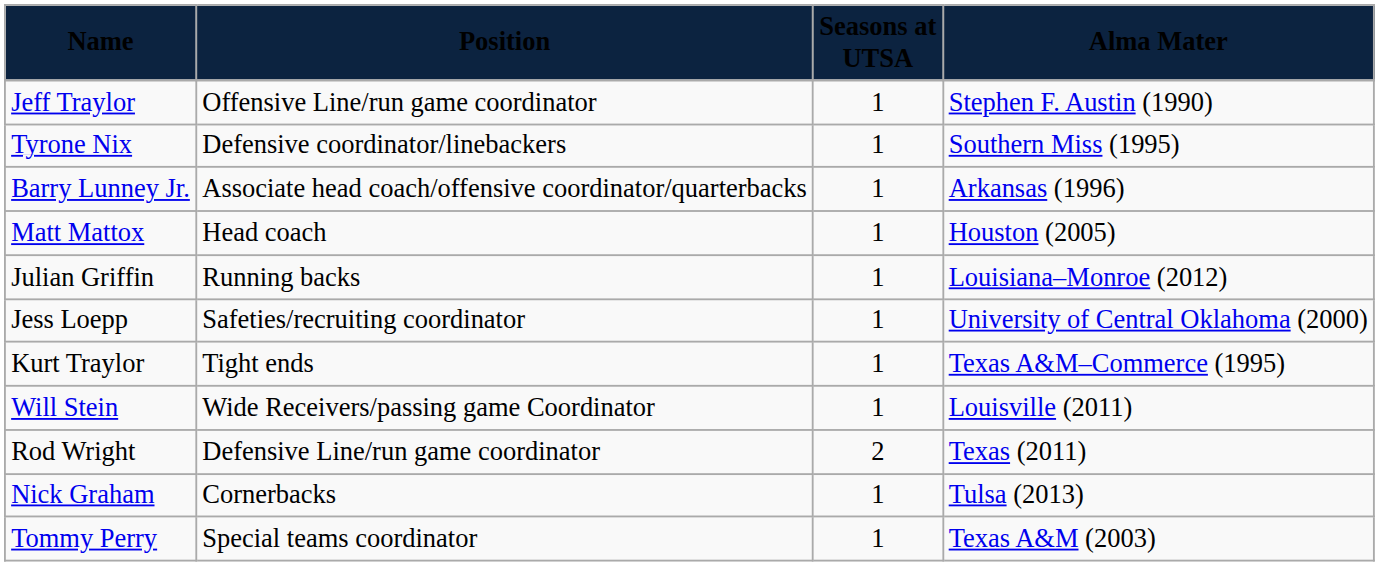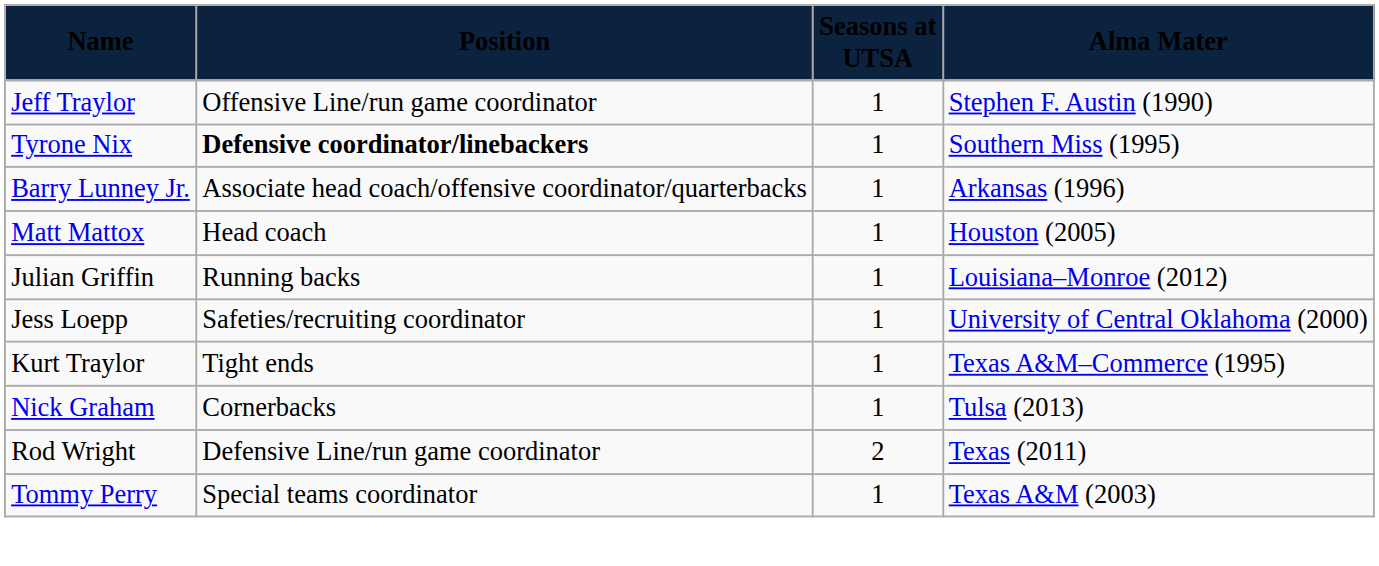(384, 145) normal -> (395, 145) bold
- row: (65, 407)
rows swapped: (73, 451) <-> (83, 495)
